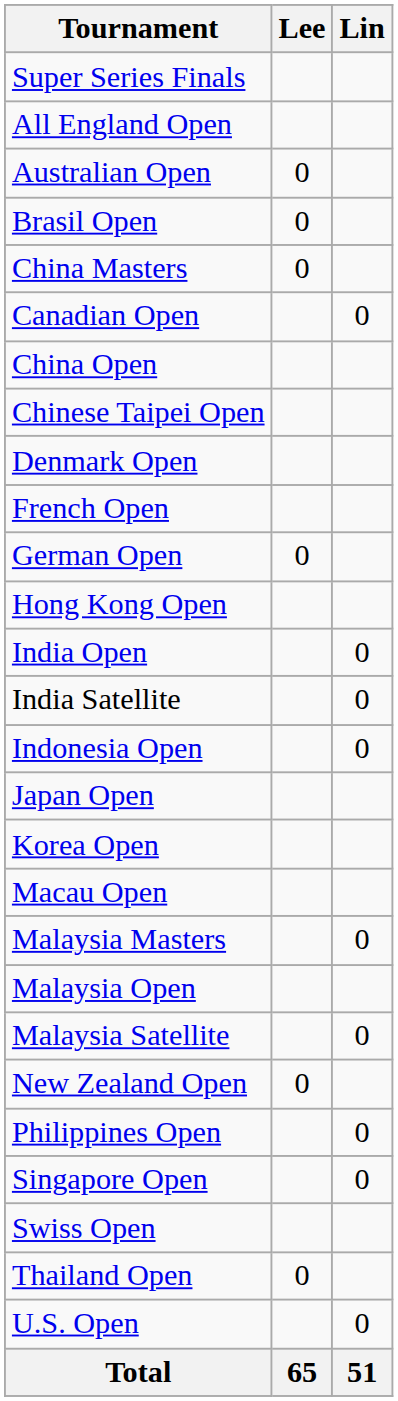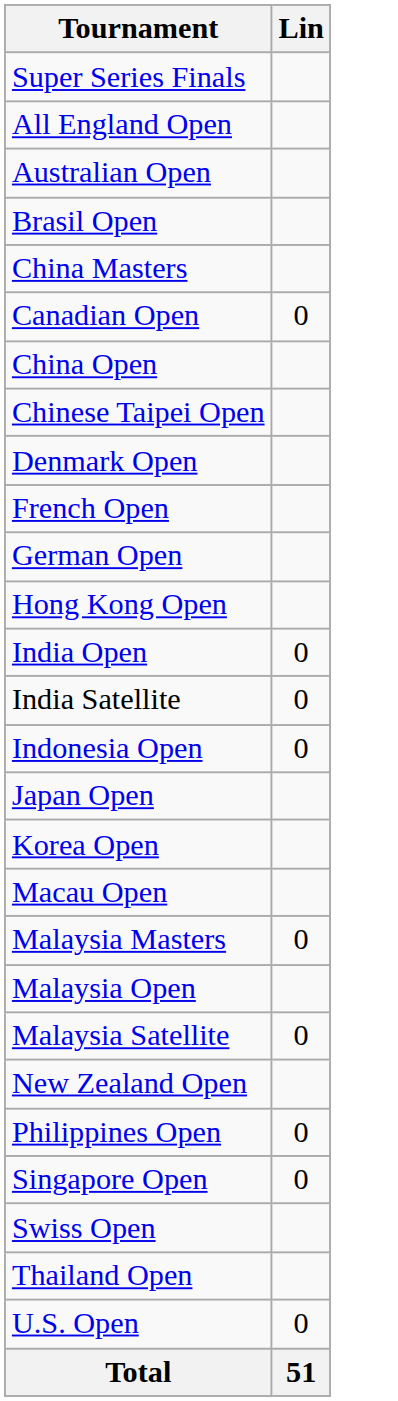- column: (302, 28)
